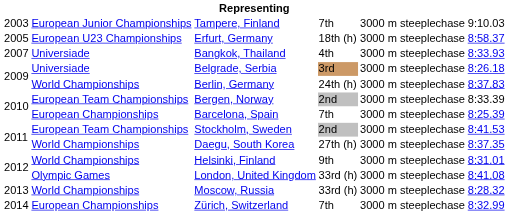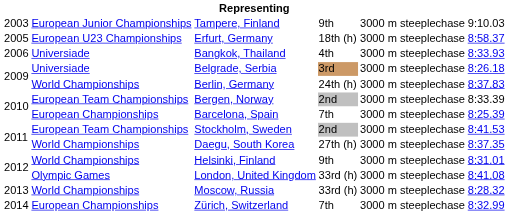(326, 23) 7th -> (326, 23) 9th
(16, 53) 2007 -> (16, 53) 2006
